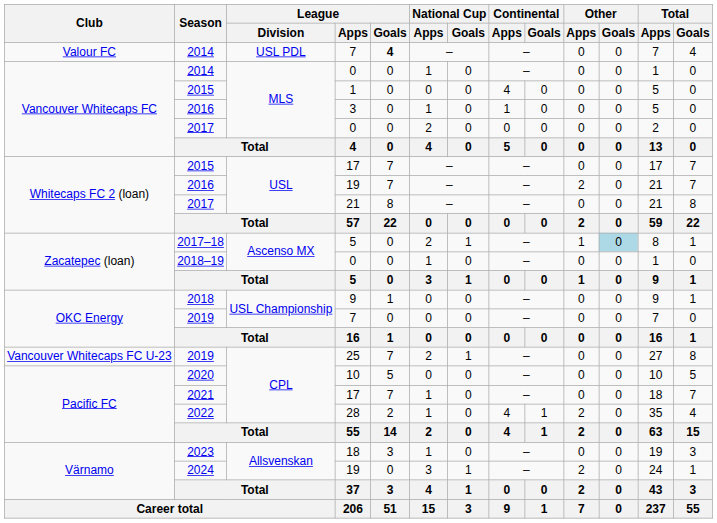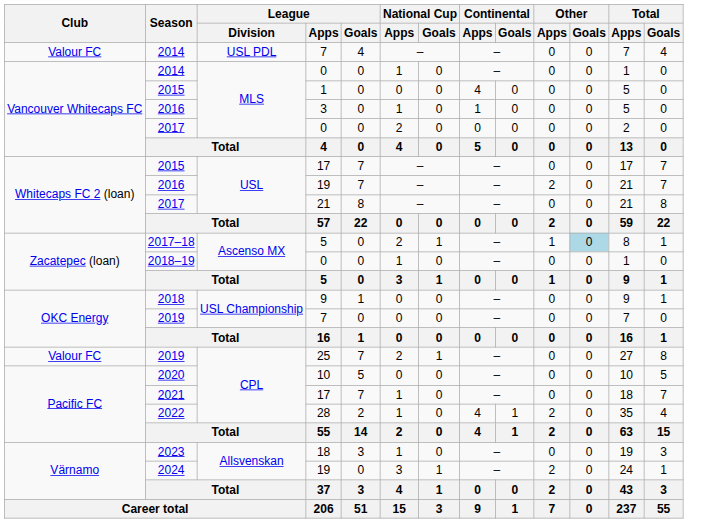(390, 52) bold -> (361, 52) normal
(89, 356) Vancouver Whitecaps FC U-23 -> (75, 356) Valour FC
